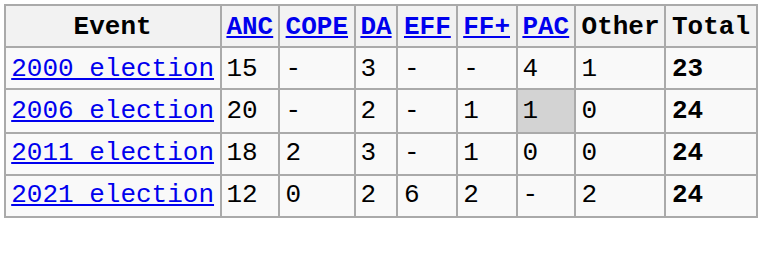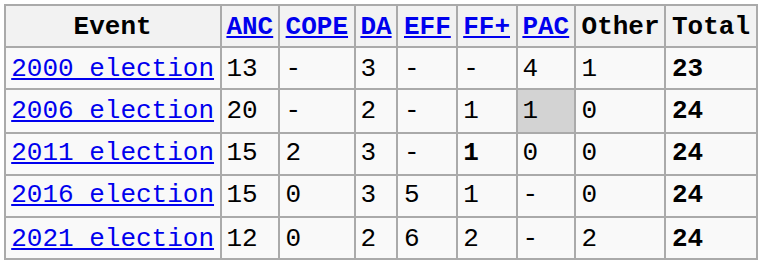(242, 69) 15 -> (242, 69) 13
(242, 153) 18 -> (242, 153) 15
(471, 153) normal -> (471, 153) bold
+ row: (113, 196)
